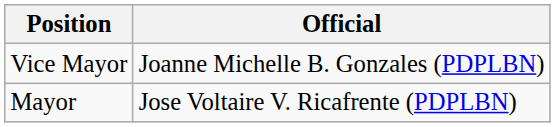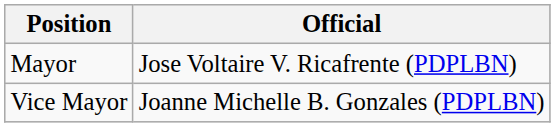rows swapped: (43, 102) <-> (69, 63)
